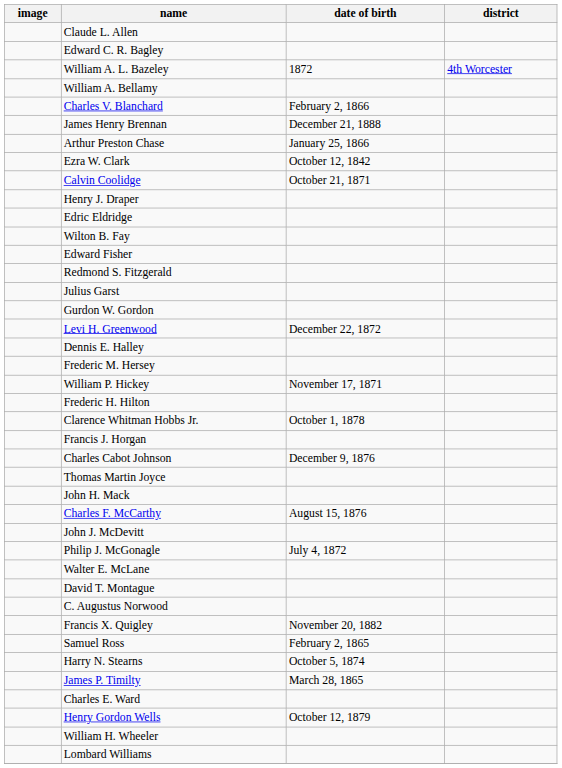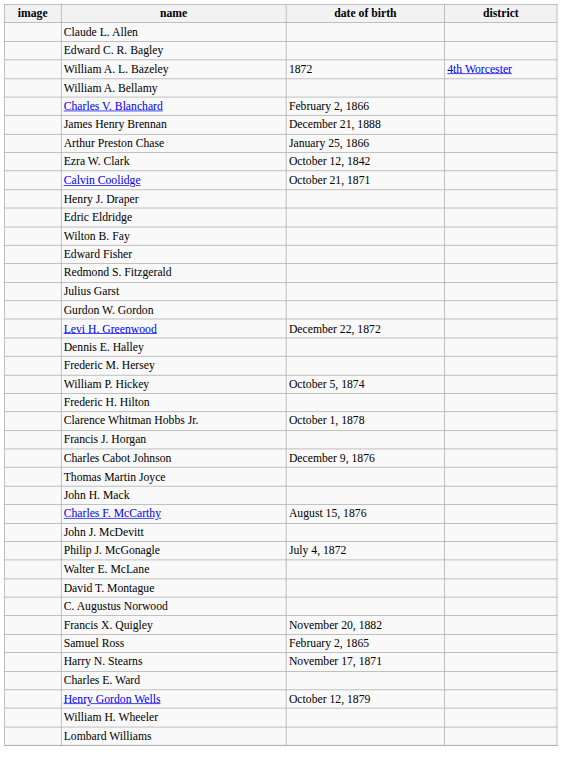(335, 384) November 17, 1871 -> (327, 384) October 5, 1874
(327, 662) October 5, 1874 -> (335, 662) November 17, 1871
- row: (102, 680)
